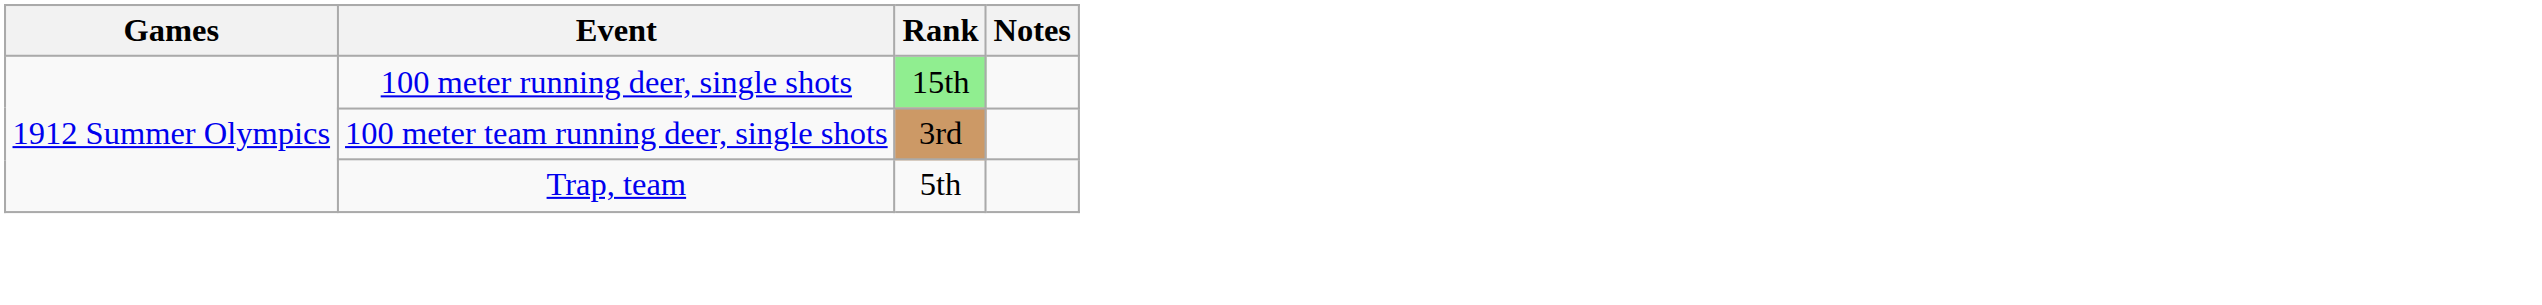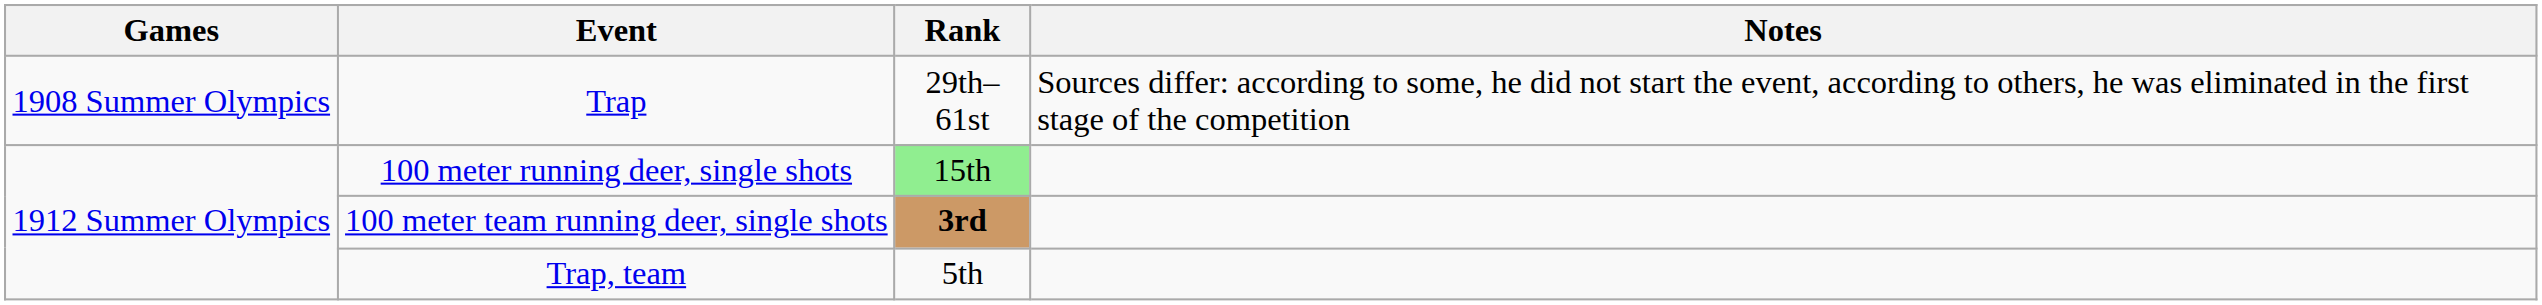+ row: (616, 100)
(941, 133) normal -> (962, 221) bold
